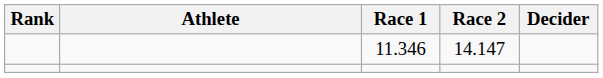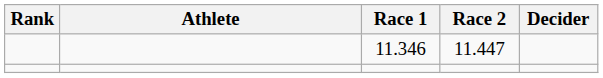(479, 49) 14.147 -> (479, 49) 11.447
